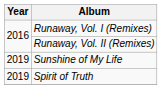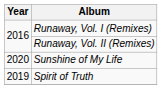(18, 60) 2019 -> (18, 60) 2020
